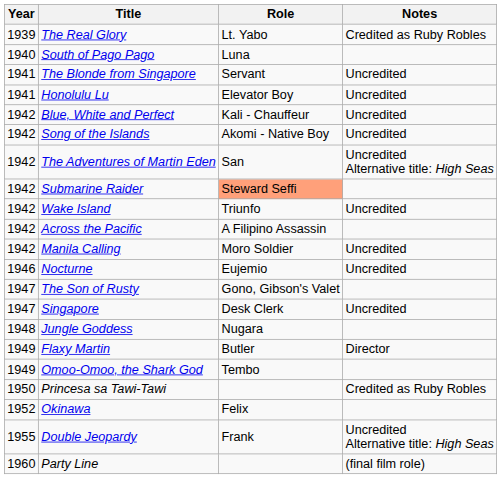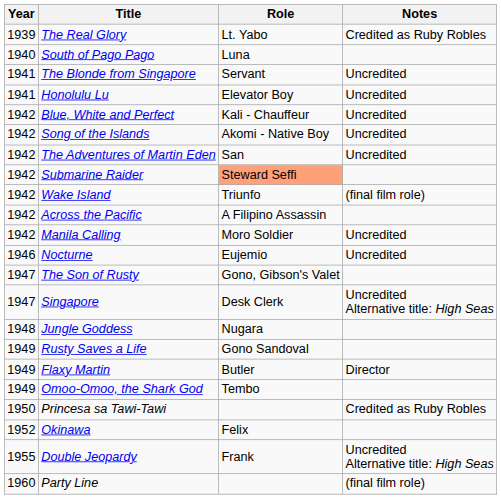(420, 161) Uncredited Alternative title: High Seas -> (376, 154) Uncredited
(376, 209) Uncredited -> (385, 194) (final film role)
(376, 309) Uncredited -> (420, 302) Uncredited Alternative title: High Seas
+ row: (94, 349)
